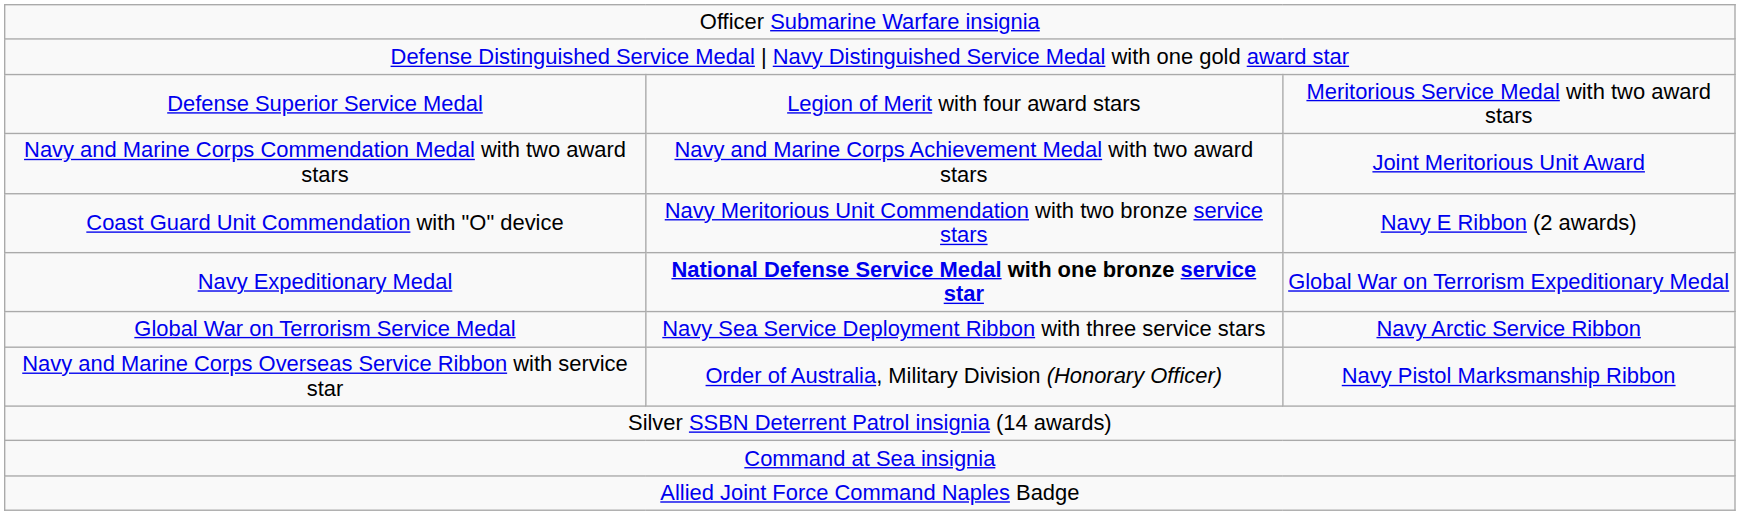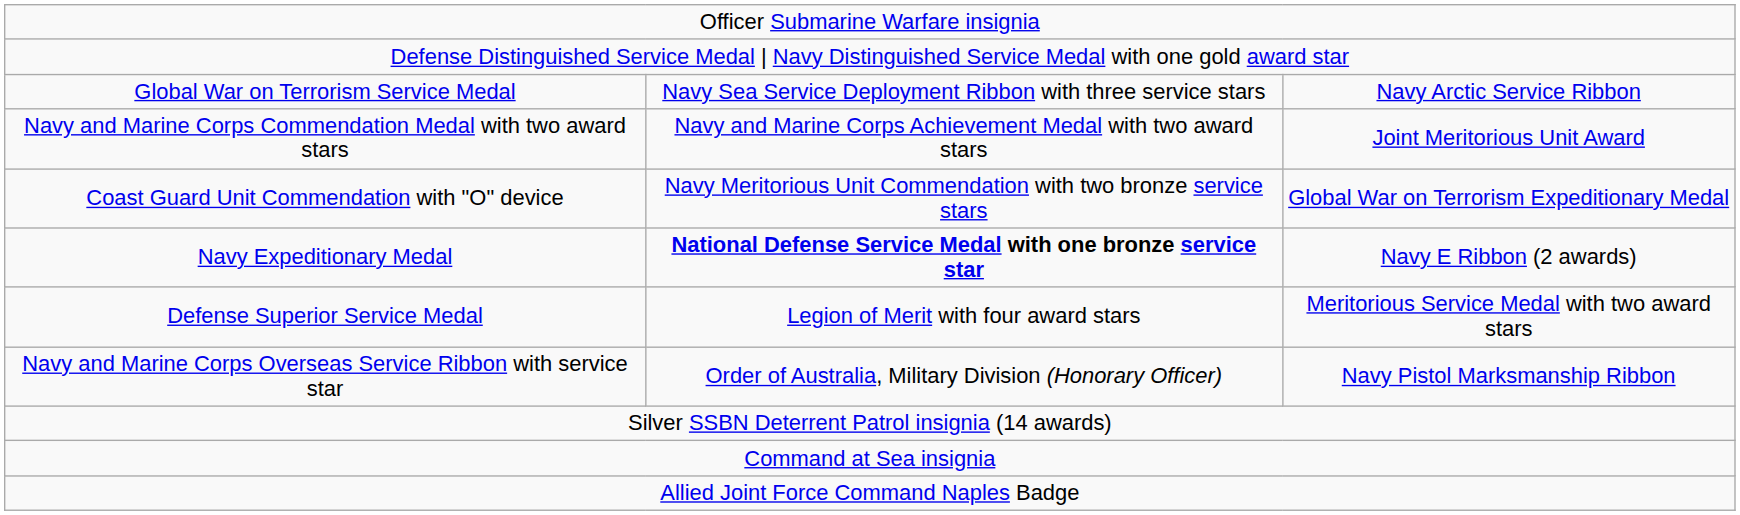rows swapped: (325, 103) <-> (325, 329)
(1509, 222) Navy E Ribbon (2 awards) -> (1509, 197) Global War on Terrorism Expeditionary Medal
(1509, 282) Global War on Terrorism Expeditionary Medal -> (1509, 257) Navy E Ribbon (2 awards)
